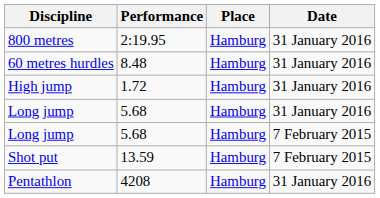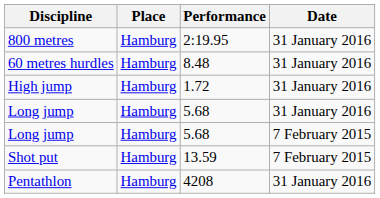columns swapped: (162, 16) <-> (238, 16)
